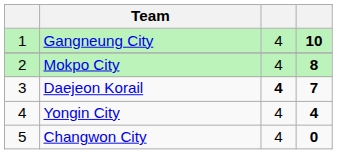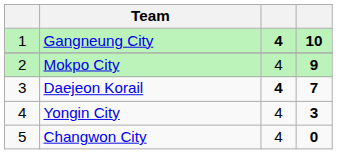(278, 40) normal -> (278, 40) bold
(314, 64) 8 -> (314, 64) 9
(314, 112) 4 -> (314, 112) 3
